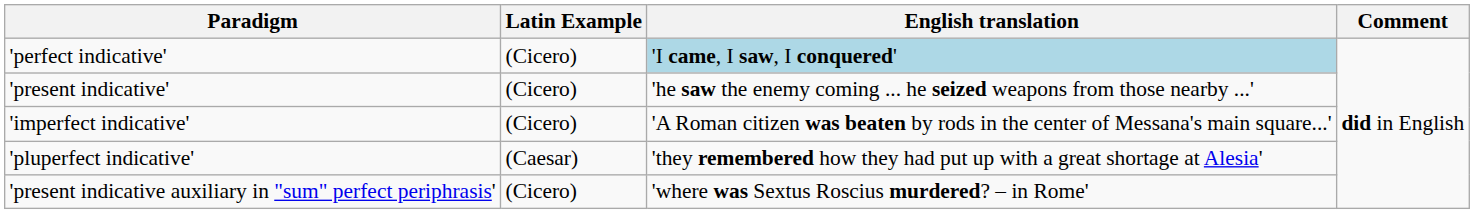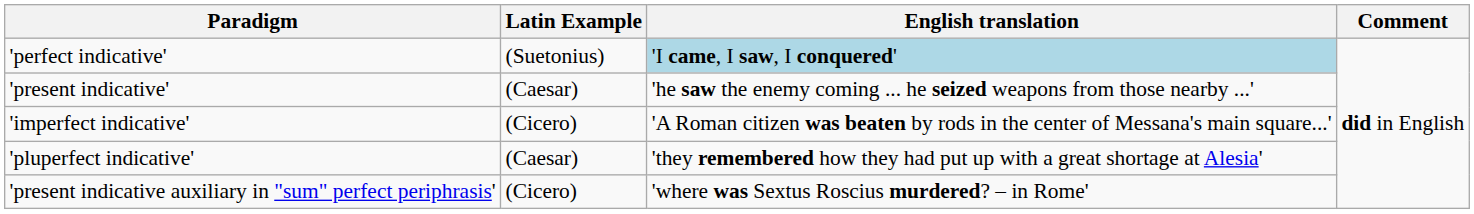(541, 55) (Cicero) -> (555, 55) (Suetonius)
(541, 89) (Cicero) -> (542, 89) (Caesar)
